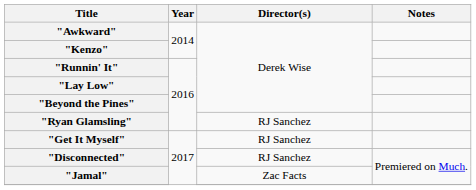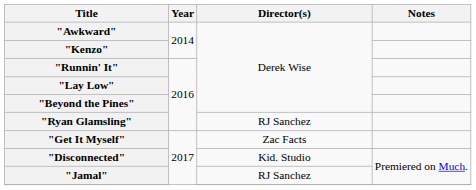(284, 139) RJ Sanchez -> (284, 139) Zac Facts
(284, 157) RJ Sanchez -> (284, 157) Kid. Studio
(284, 175) Zac Facts -> (284, 175) RJ Sanchez
